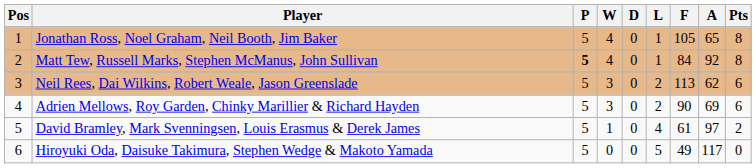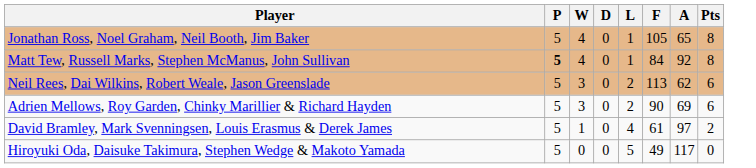- column: (18, 15)
